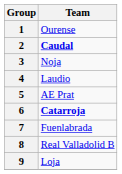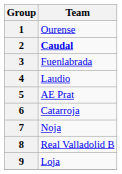(51, 62) Noja -> (67, 62) Fuenlabrada
(63, 111) bold -> (60, 111) normal
(67, 128) Fuenlabrada -> (51, 128) Noja
